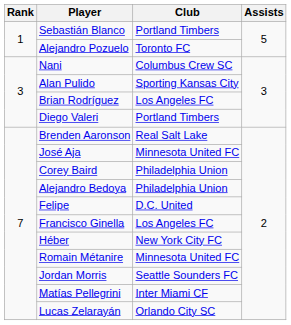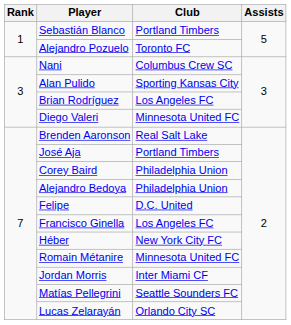(177, 118) Portland Timbers -> (187, 118) Minnesota United FC
(187, 153) Minnesota United FC -> (177, 153) Portland Timbers
(187, 275) Seattle Sounders FC -> (172, 275) Inter Miami CF
(172, 293) Inter Miami CF -> (187, 293) Seattle Sounders FC
